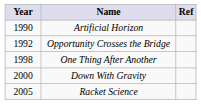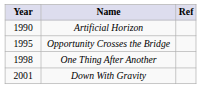(23, 44) 1992 -> (23, 44) 1995
(23, 75) 2000 -> (23, 75) 2001
- row: (109, 91)
